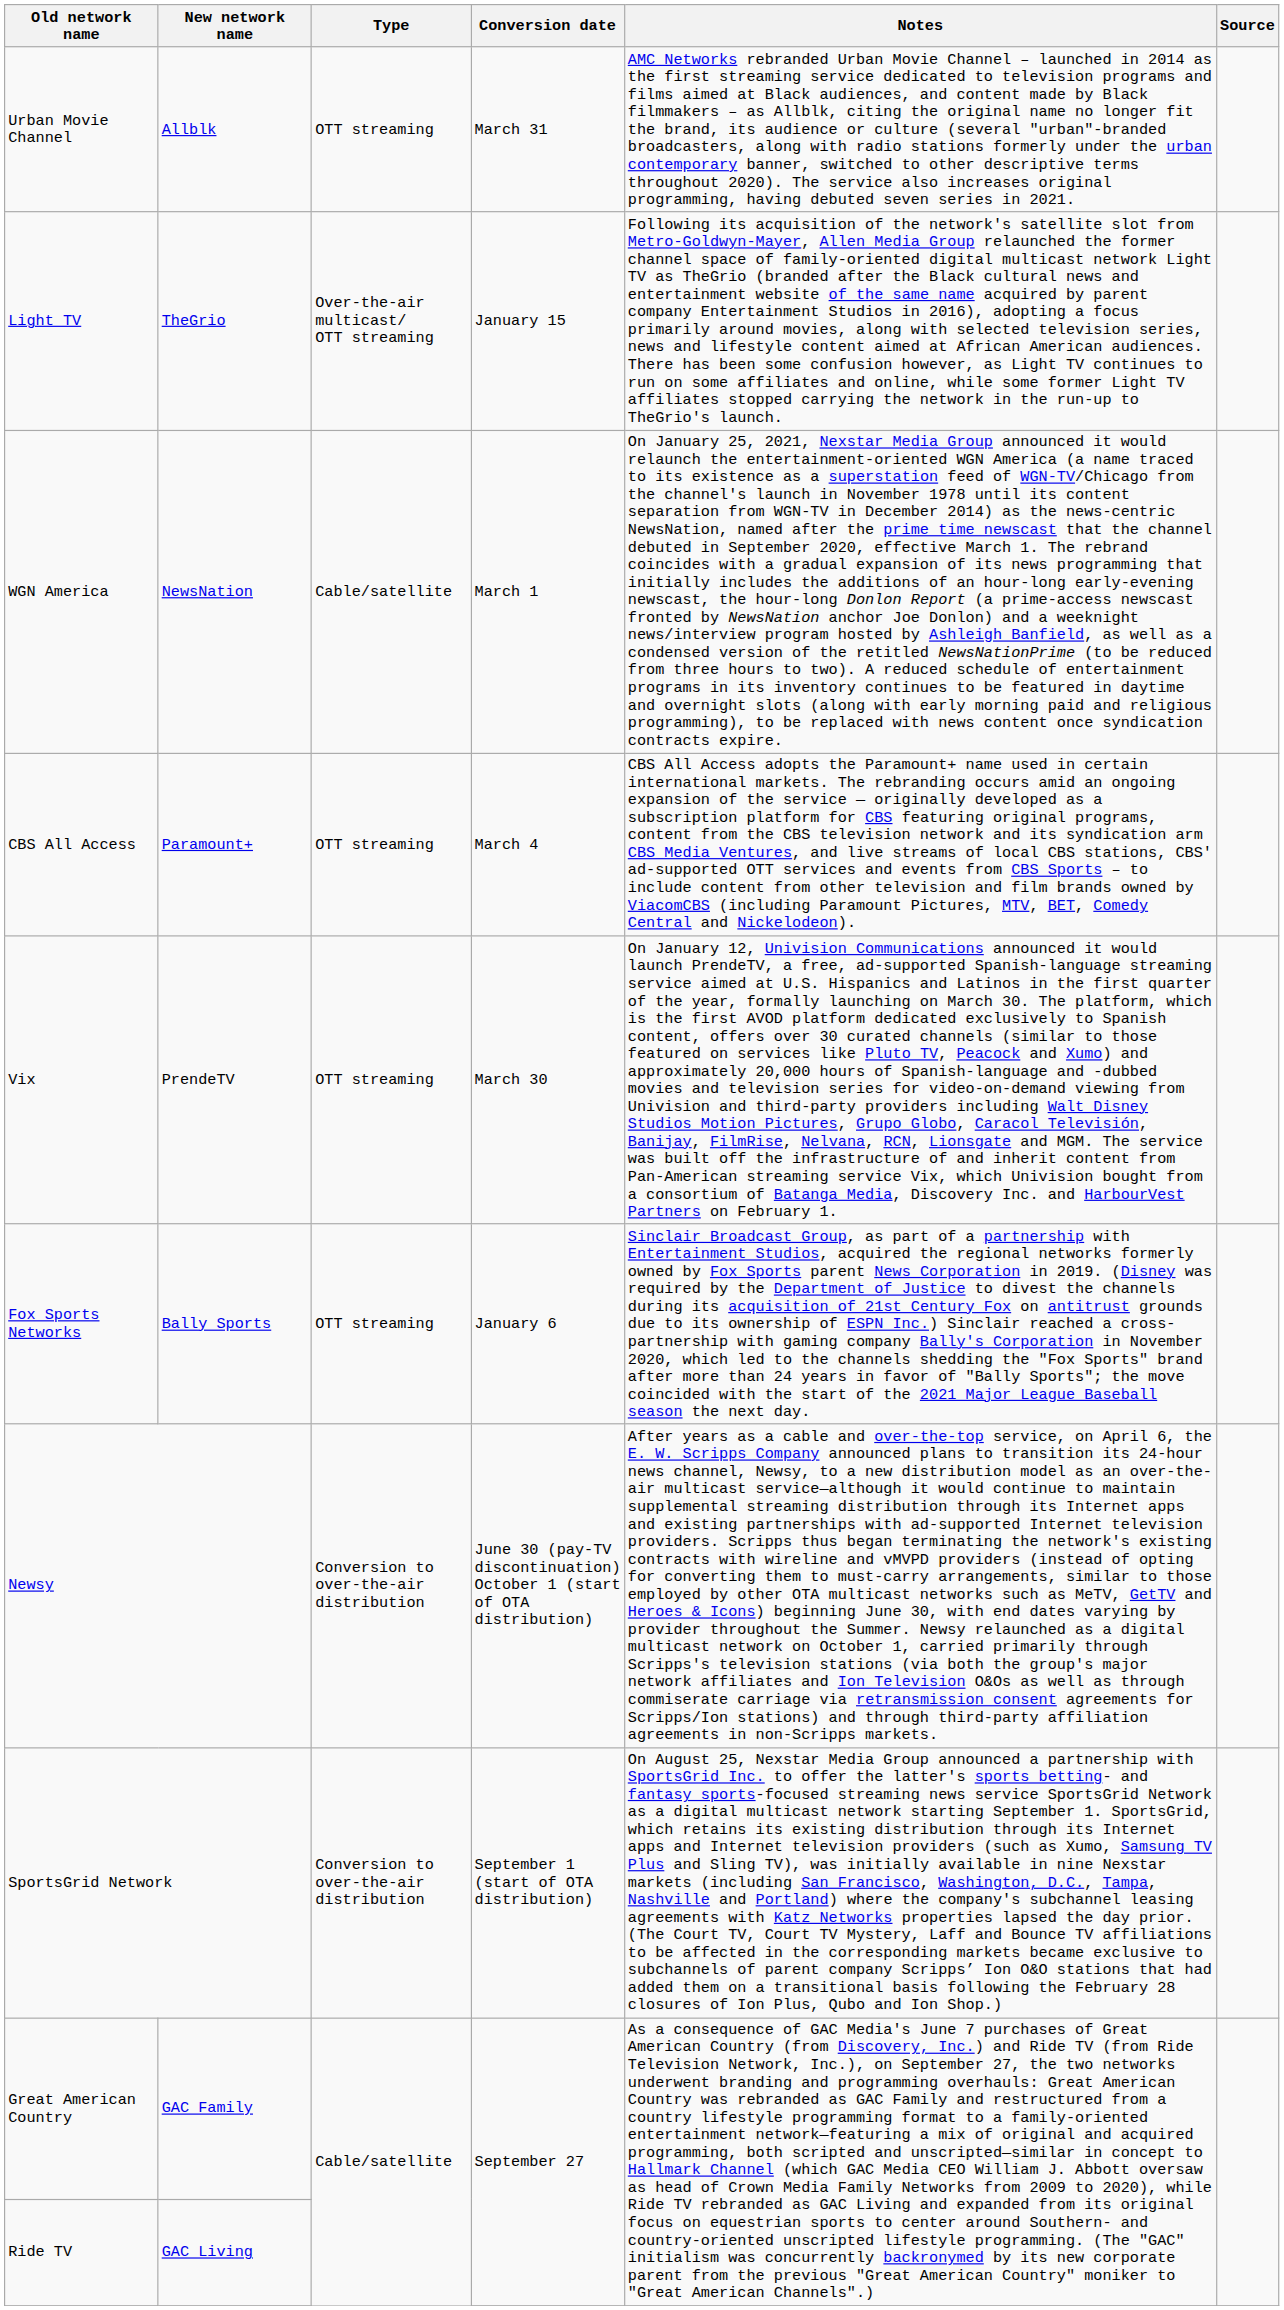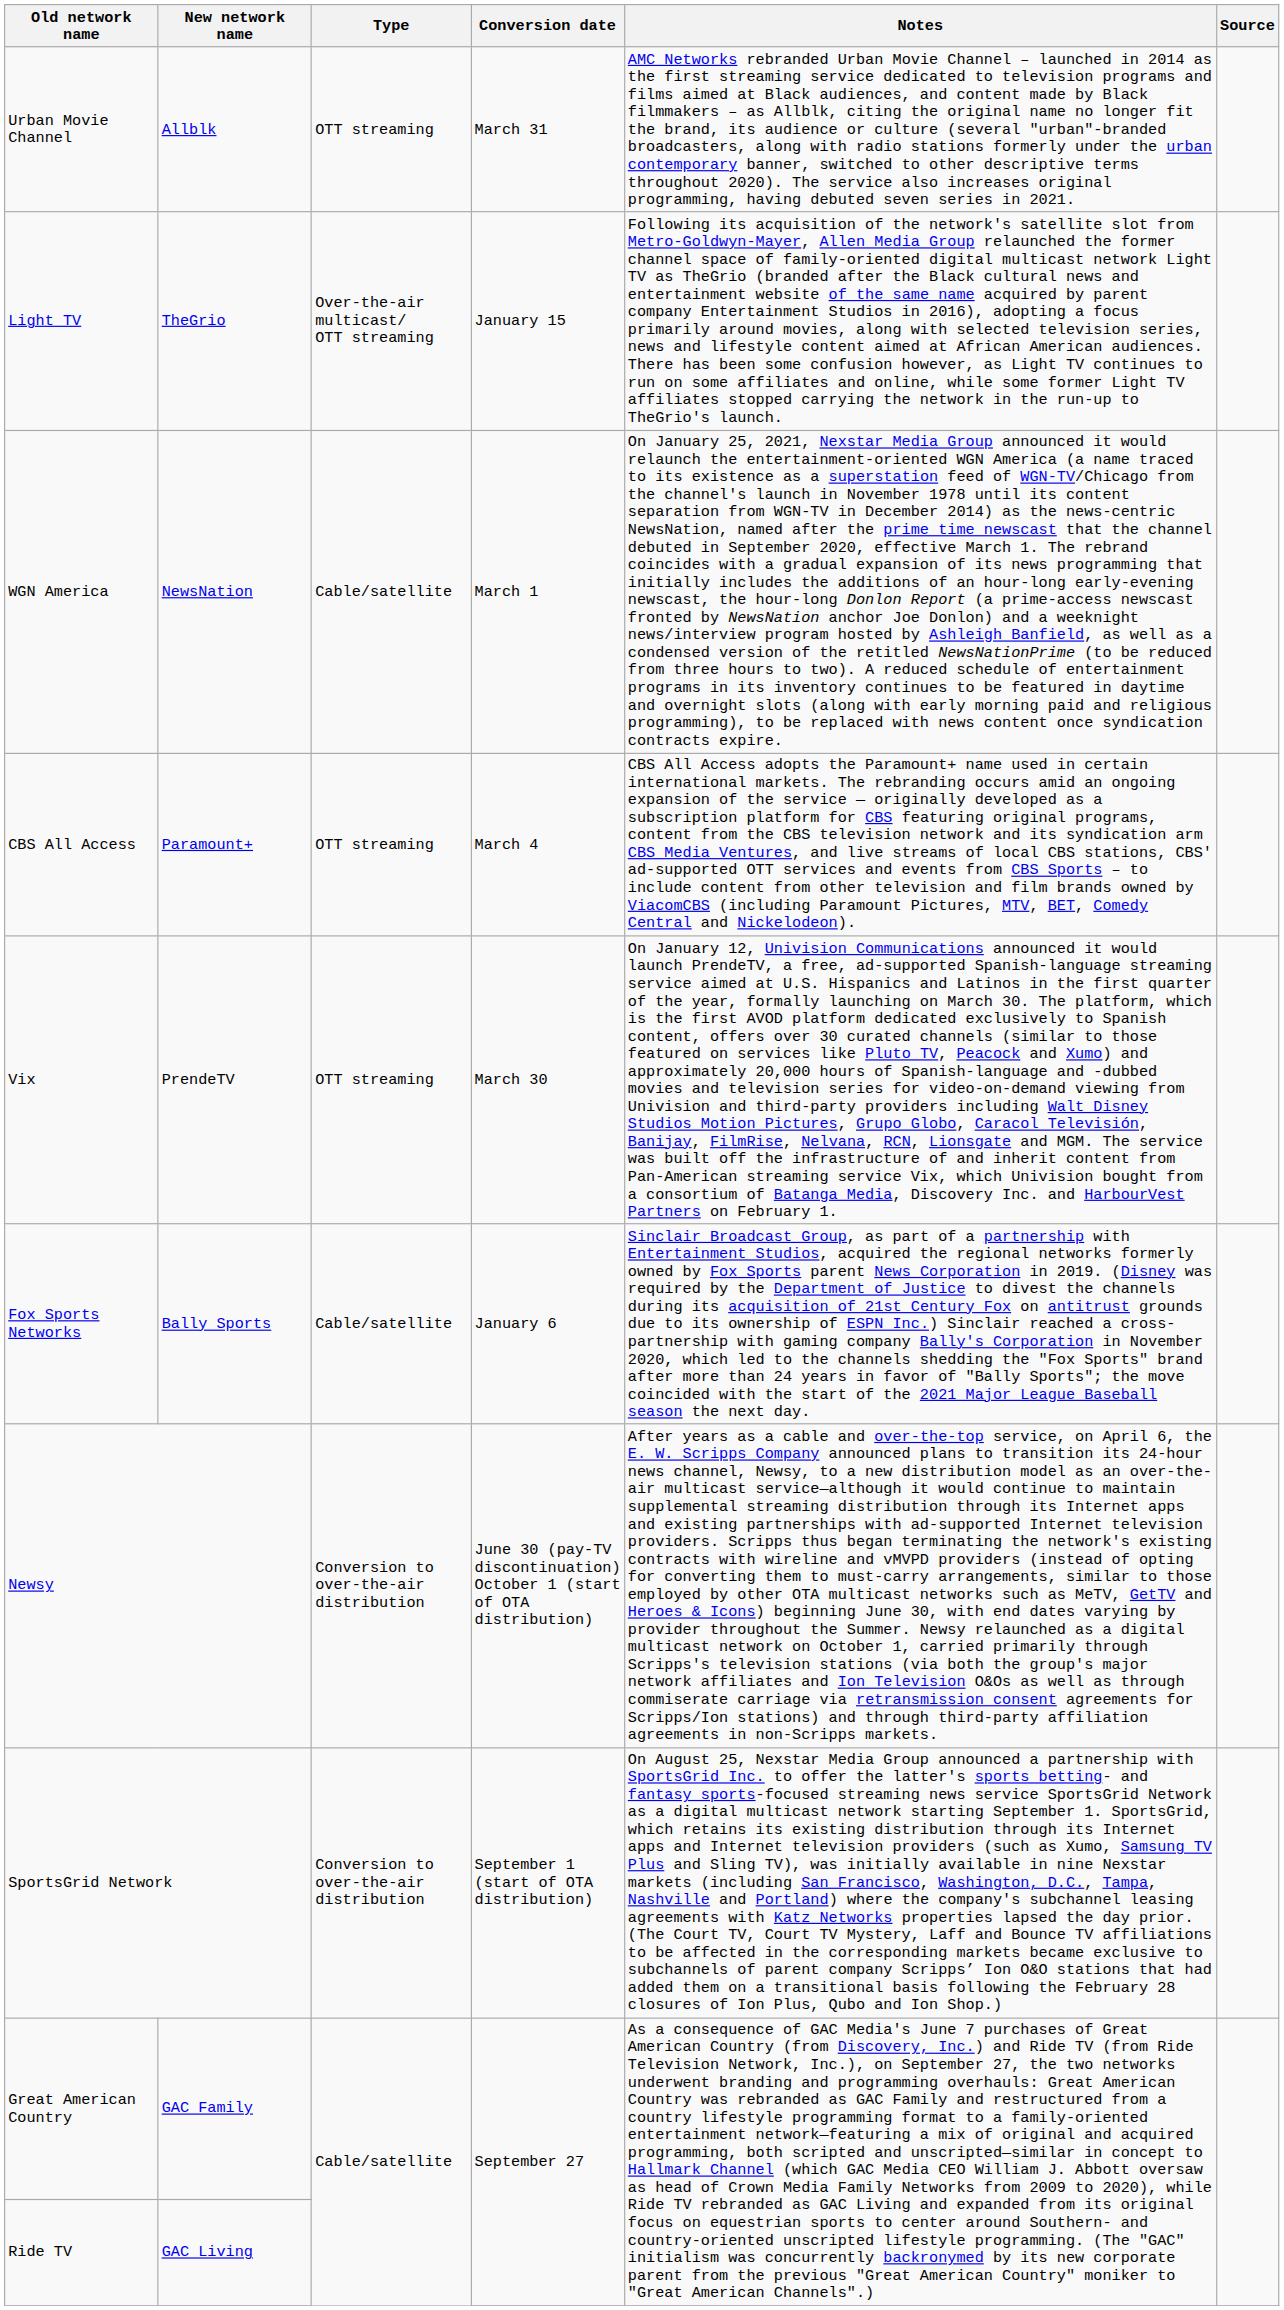(375, 1324) OTT streaming -> (384, 1324) Cable/satellite
